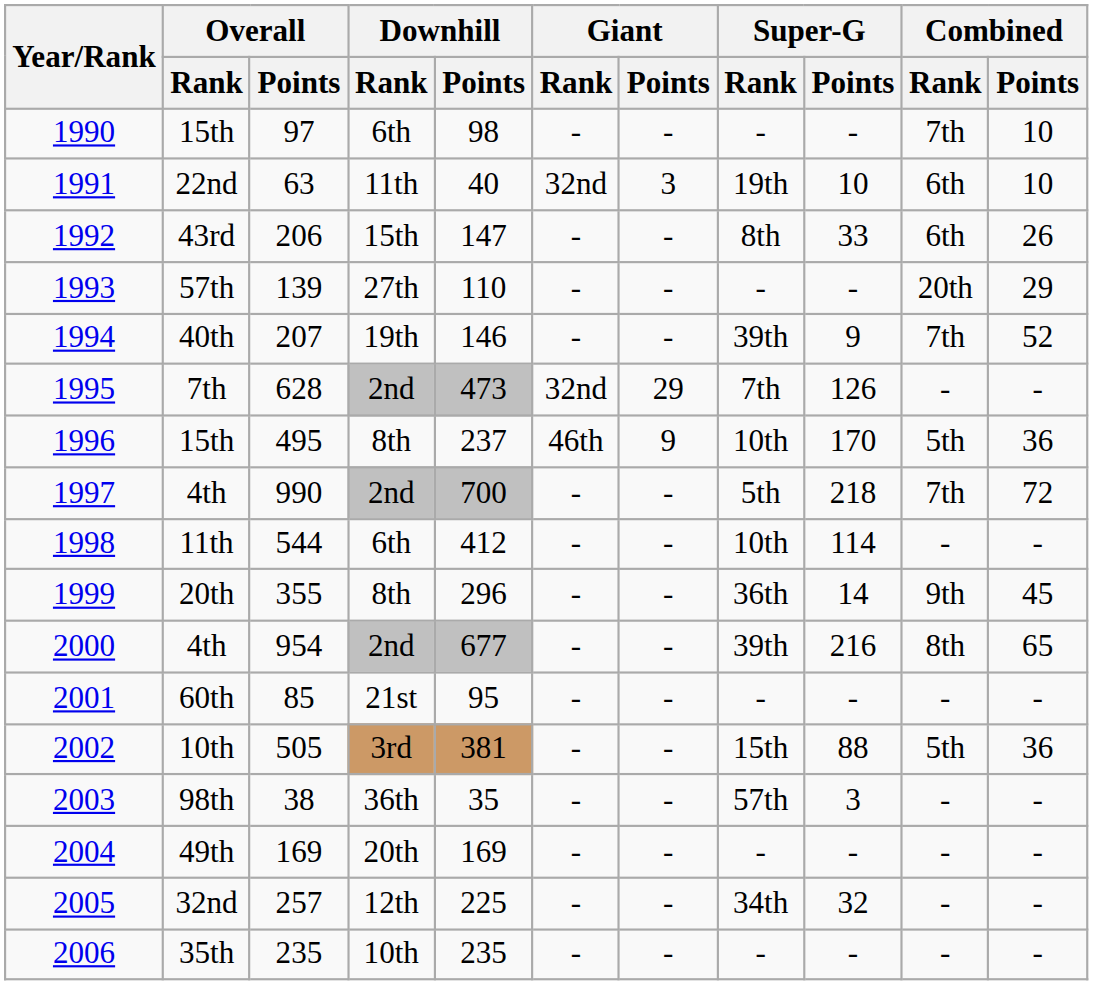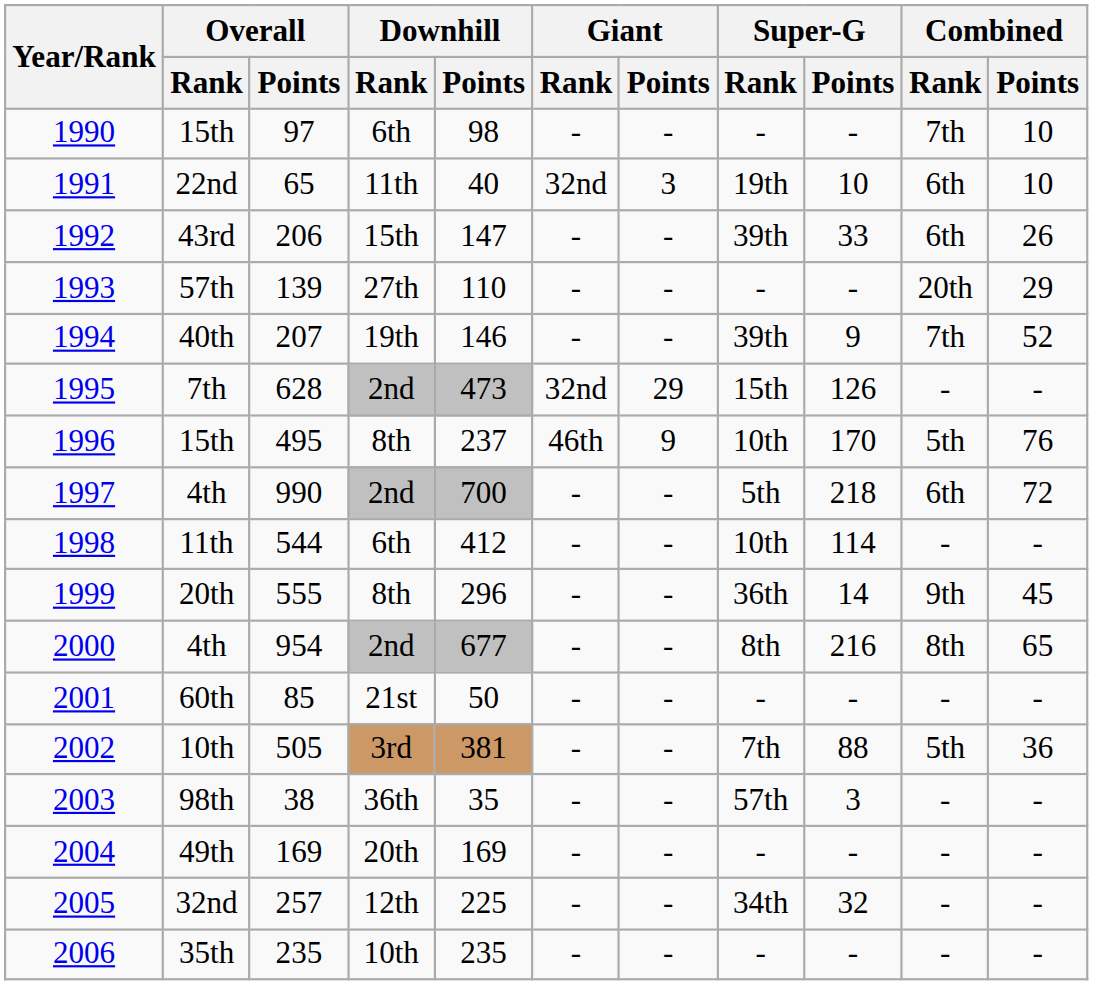(299, 184) 63 -> (299, 184) 65
(761, 235) 8th -> (761, 235) 39th
(761, 389) 7th -> (761, 389) 15th
(1038, 440) 36 -> (1038, 440) 76
(945, 492) 7th -> (945, 492) 6th
(299, 594) 355 -> (299, 594) 555
(761, 646) 39th -> (761, 646) 8th
(484, 697) 95 -> (484, 697) 50
(761, 748) 15th -> (761, 748) 7th
